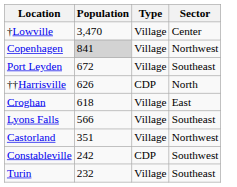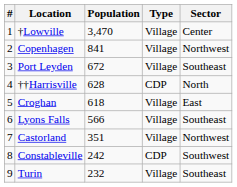+ column: (10, 13)
(85, 48) lightgrey background -> (96, 48) no background
(85, 84) 626 -> (96, 84) 628
